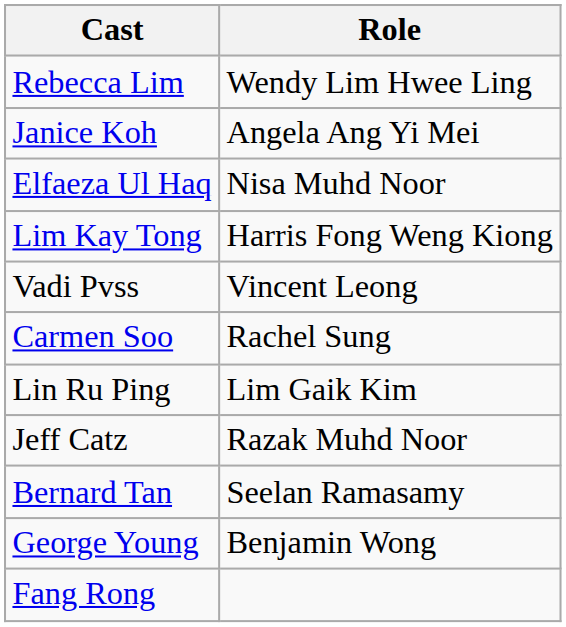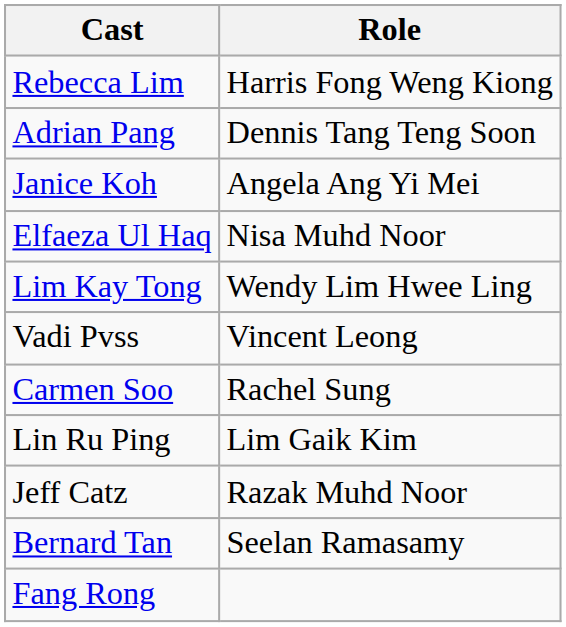(379, 81) Wendy Lim Hwee Ling -> (390, 81) Harris Fong Weng Kiong
+ row: (94, 132)
(390, 235) Harris Fong Weng Kiong -> (379, 286) Wendy Lim Hwee Ling
- row: (106, 542)
